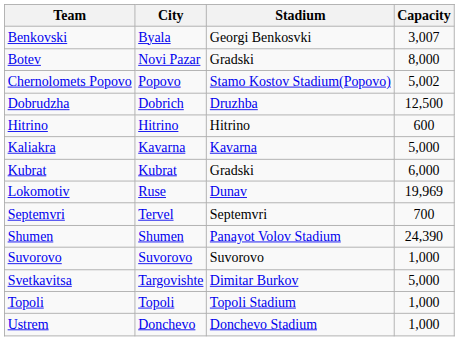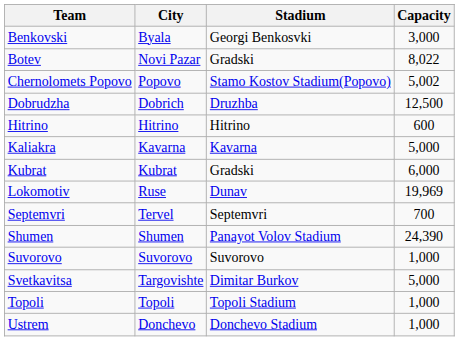(424, 37) 3,007 -> (424, 37) 3,000
(424, 59) 8,000 -> (424, 59) 8,022
